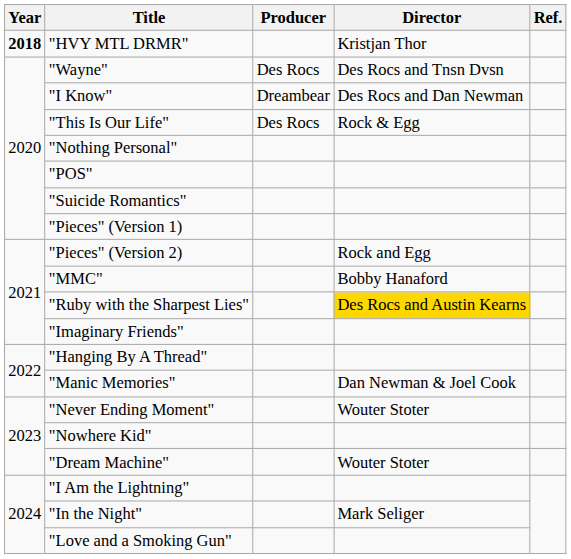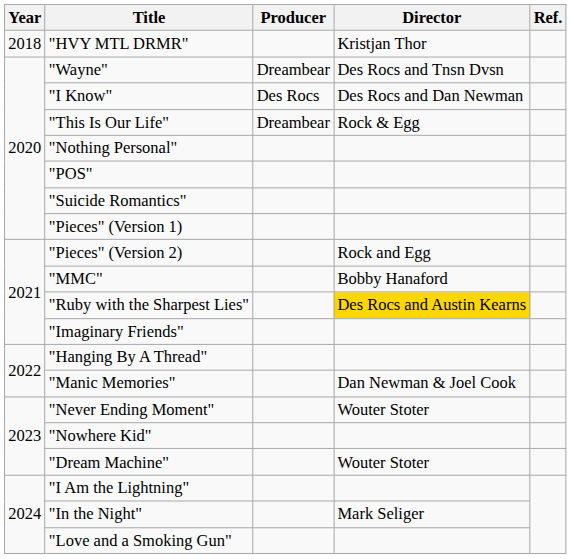(25, 43) bold -> (25, 43) normal
(288, 69) Des Rocs -> (293, 69) Dreambear
(293, 95) Dreambear -> (288, 95) Des Rocs
(288, 122) Des Rocs -> (293, 122) Dreambear
